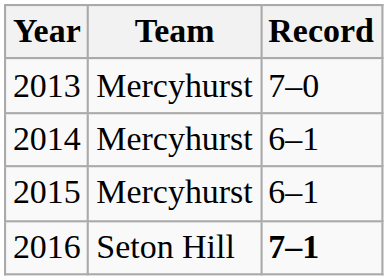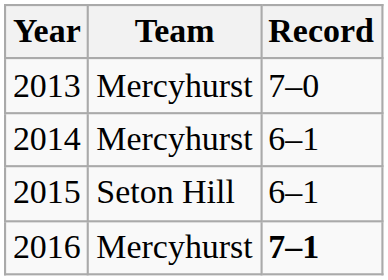(175, 192) Mercyhurst -> (166, 192) Seton Hill
(166, 246) Seton Hill -> (175, 246) Mercyhurst
